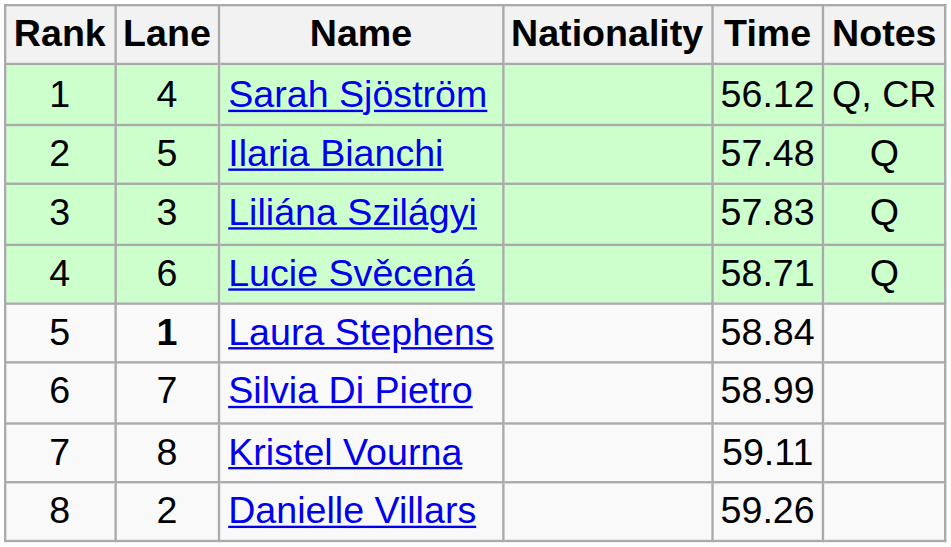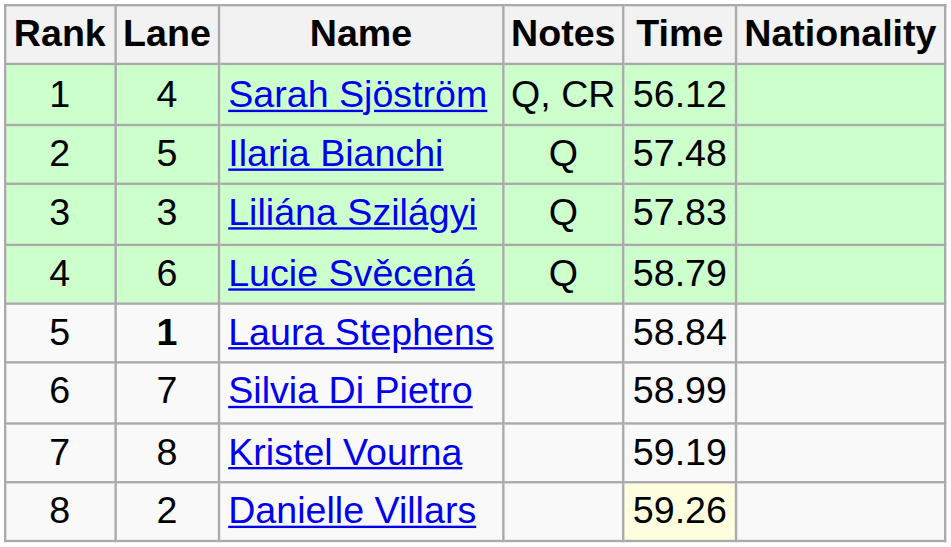columns swapped: (607, 34) <-> (884, 34)
(768, 272) 58.71 -> (680, 272) 58.79
(768, 451) 59.11 -> (680, 451) 59.19
(768, 511) no background -> (680, 511) lightyellow background
